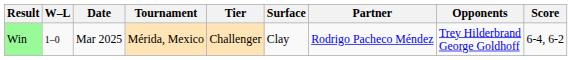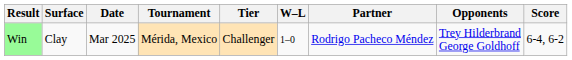columns swapped: (58, 13) <-> (286, 13)
